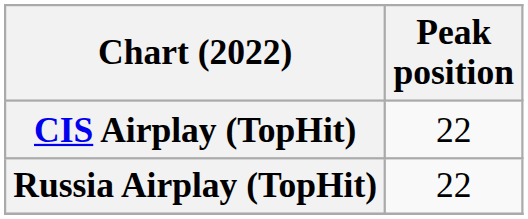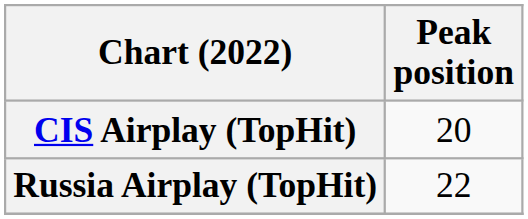(454, 128) 22 -> (454, 128) 20
